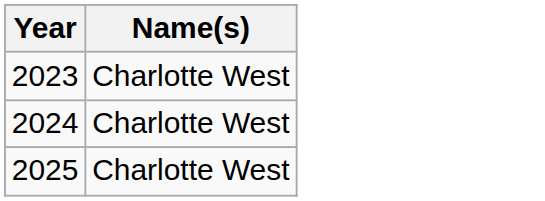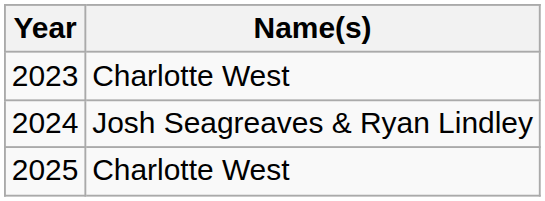(191, 123) Charlotte West -> (313, 123) Josh Seagreaves & Ryan Lindley
